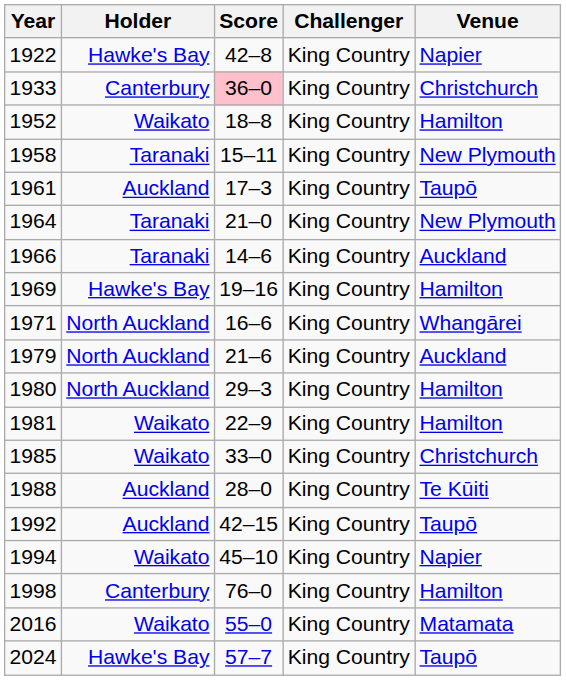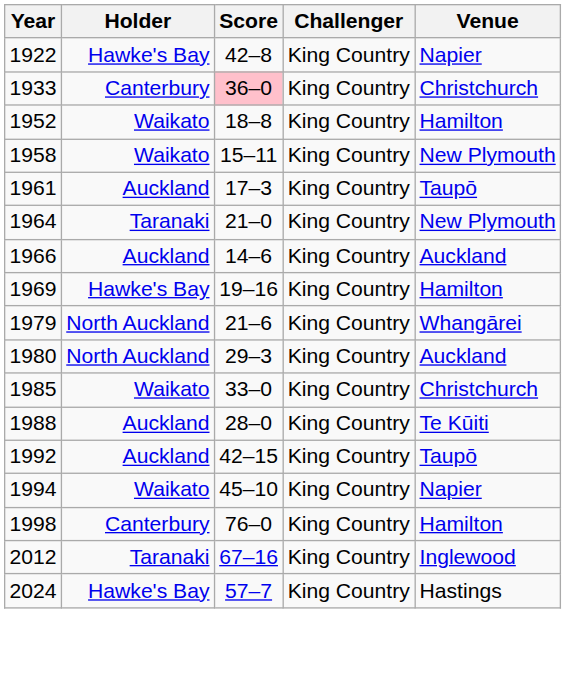(170, 155) Taranaki -> (172, 155) Waikato
(170, 255) Taranaki -> (166, 255) Auckland
- row: (33, 322)
(463, 356) Auckland -> (471, 322) Whangārei
(461, 389) Hamilton -> (463, 356) Auckland
- row: (33, 423)
+ row: (33, 557)
- row: (33, 624)
(448, 657) Taupō -> (461, 590) Hastings
